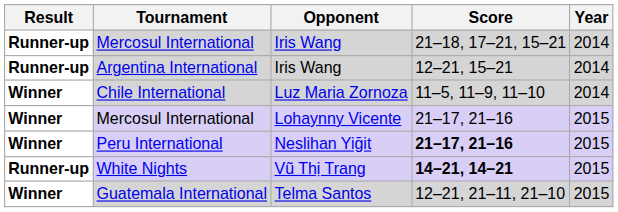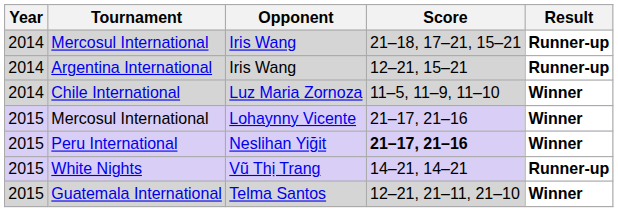columns swapped: (591, 18) <-> (49, 18)
(464, 169) bold -> (419, 169) normal
